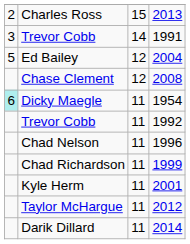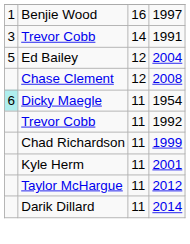+ row: (59, 15)
- row: (62, 15)
- row: (60, 143)
